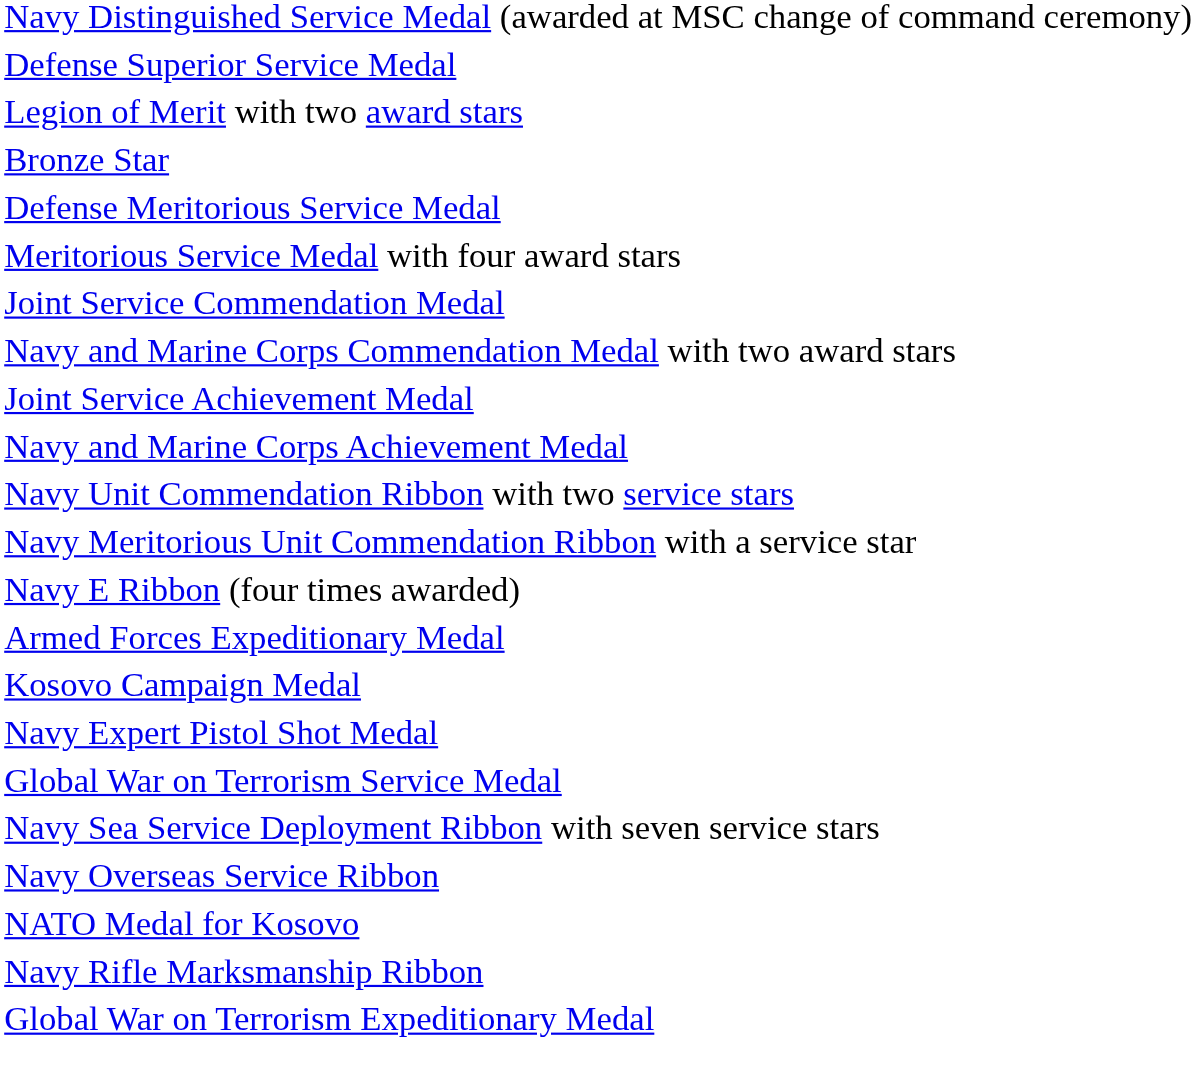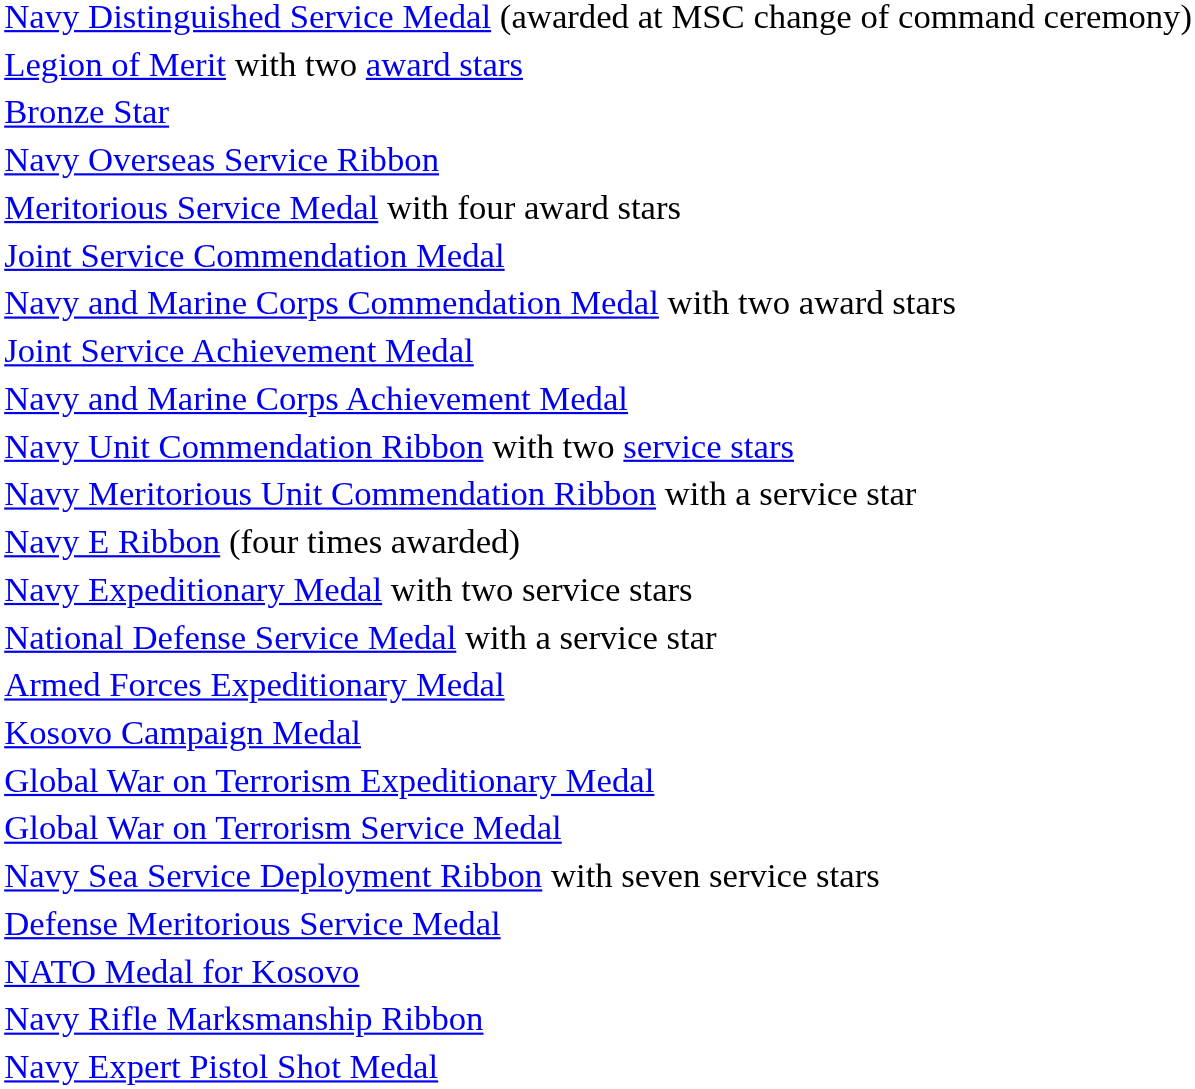- row: (230, 64)
rows swapped: (252, 207) <-> (222, 875)
+ row: (348, 589)
+ row: (360, 637)
rows swapped: (329, 1018) <-> (221, 732)
